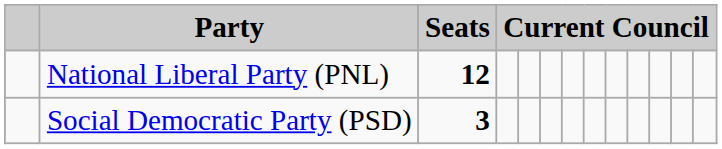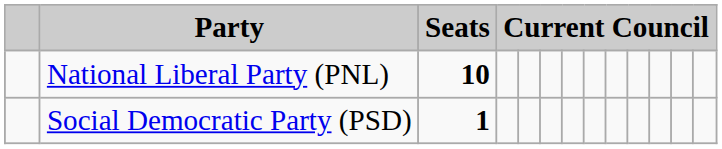(475, 73) 12 -> (475, 73) 10
(482, 119) 3 -> (482, 119) 1
